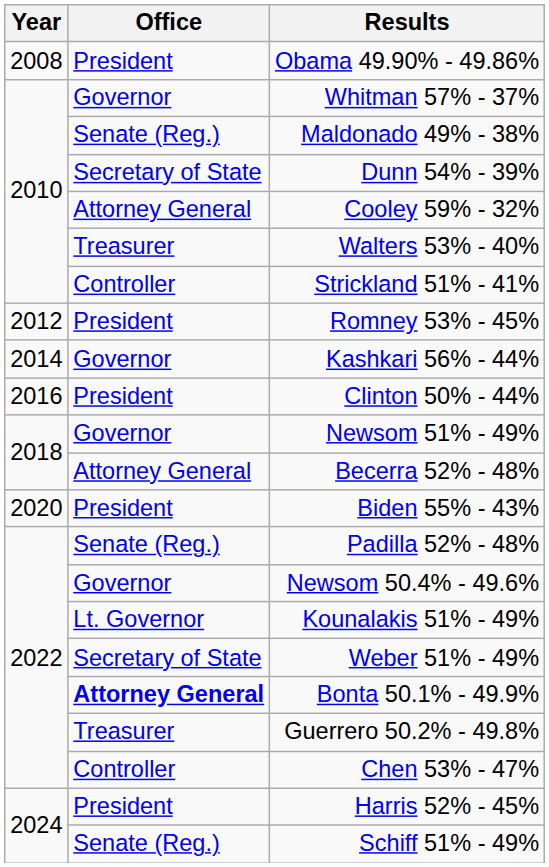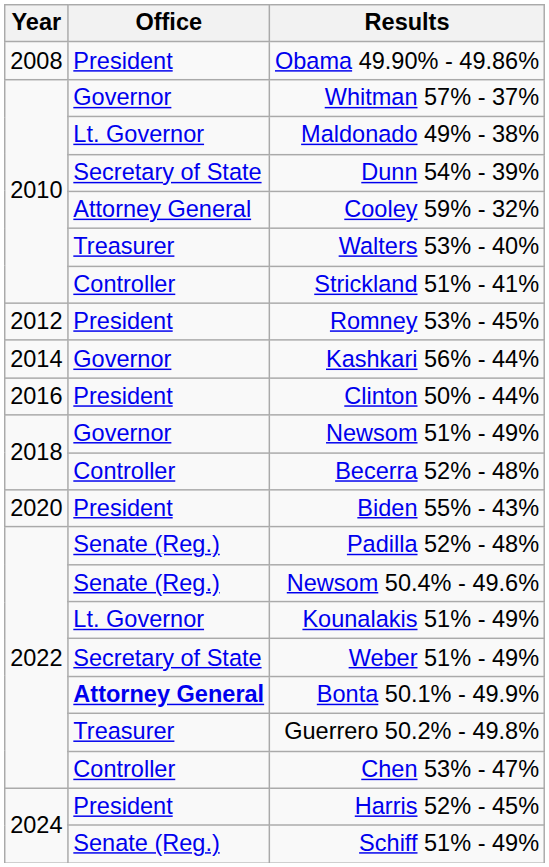(147, 135) Senate (Reg.) -> (139, 135) Lt. Governor
(162, 470) Attorney General -> (124, 470) Controller
(122, 582) Governor -> (147, 582) Senate (Reg.)
